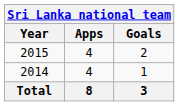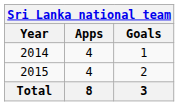rows swapped: (34, 72) <-> (34, 53)
